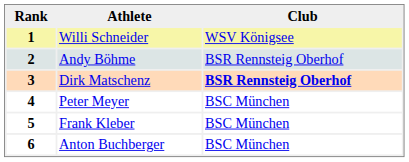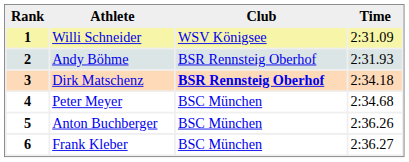+ column: (375, 16)
(97, 123) Frank Kleber -> (105, 123) Anton Buchberger
(112, 144) Anton Buchberger -> (90, 144) Frank Kleber
